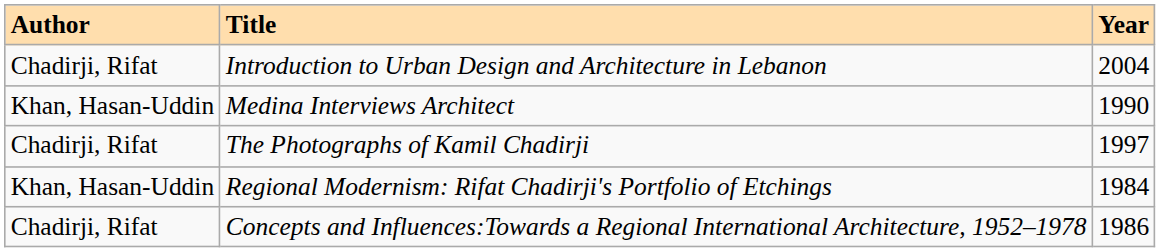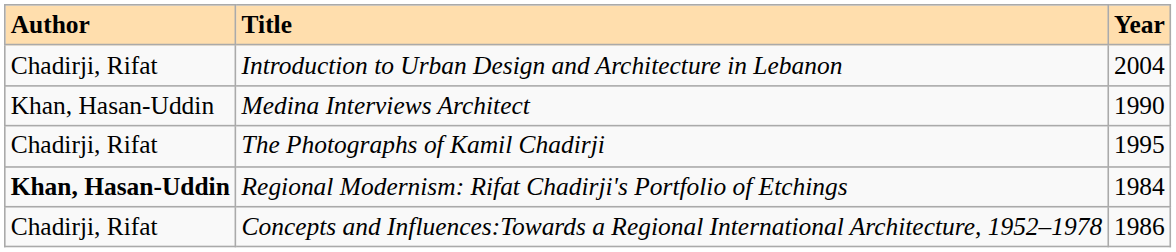(1124, 145) 1997 -> (1139, 145) 1995
(112, 186) normal -> (120, 186) bold
